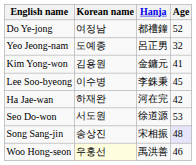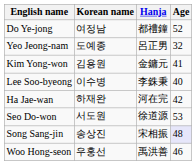(178, 81) 45 -> (178, 81) 40
(91, 151) lightyellow background -> (91, 151) no background
